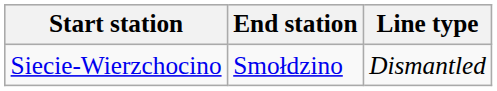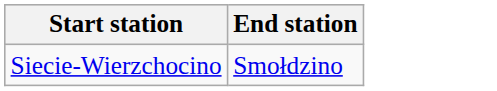- column: (428, 24)
